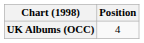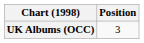(118, 30) 4 -> (118, 30) 3
